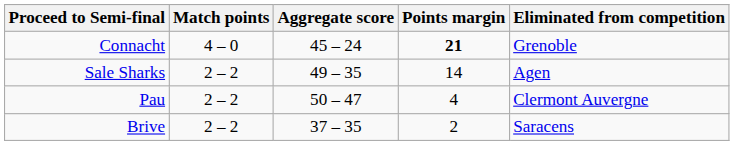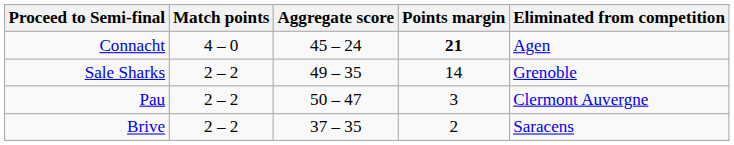(545, 45) Grenoble -> (532, 45) Agen
(532, 72) Agen -> (545, 72) Grenoble
(454, 99) 4 -> (454, 99) 3
